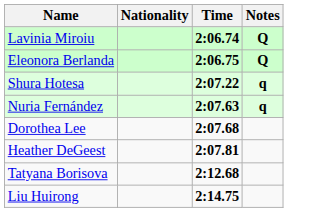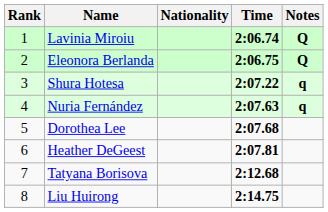+ column: (24, 15)
